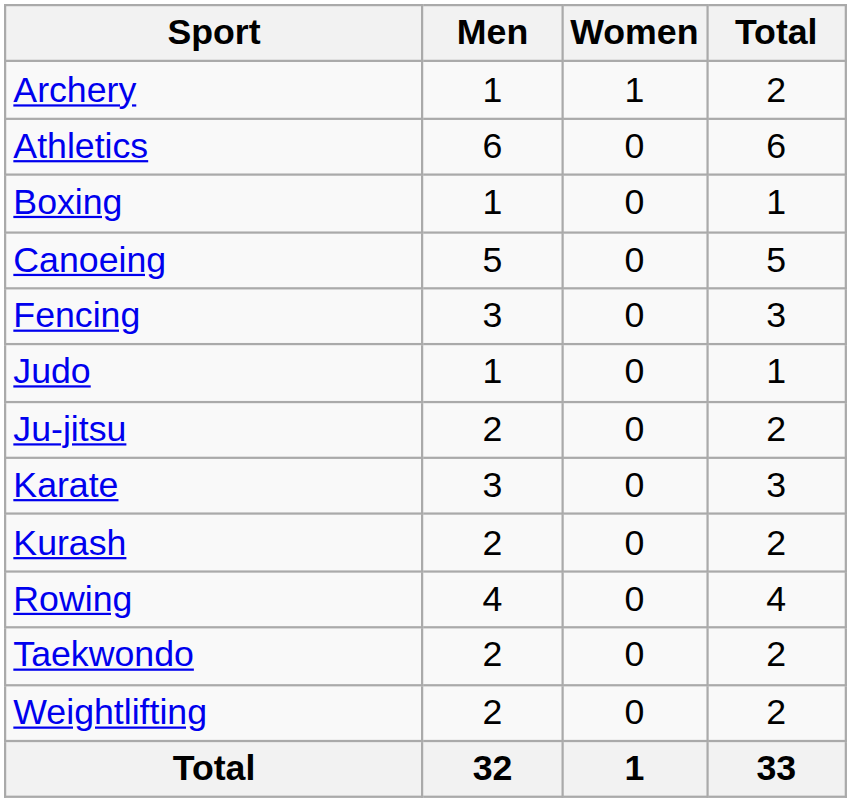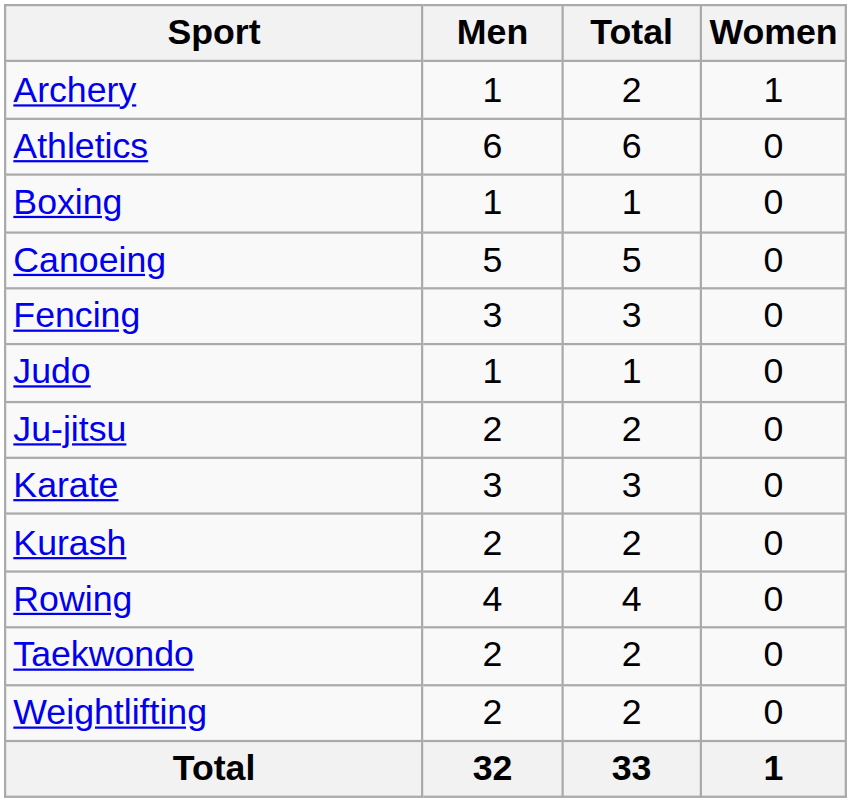columns swapped: (634, 32) <-> (776, 32)
